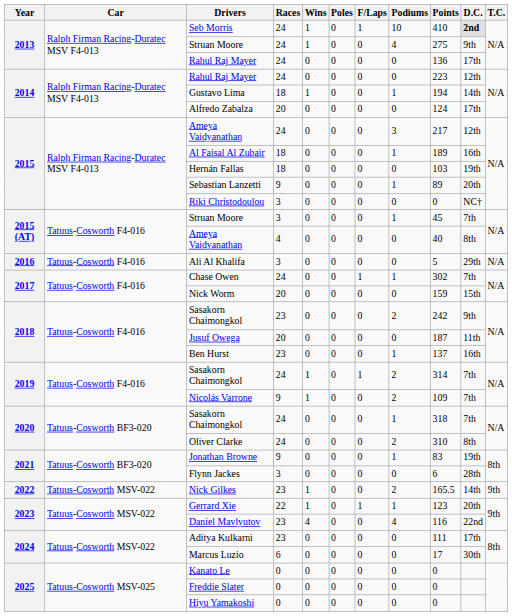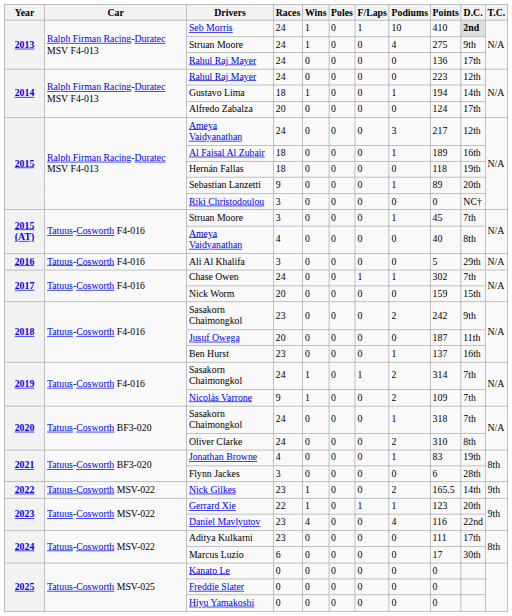(440, 169) 103 -> (440, 169) 118
(278, 457) 9 -> (278, 457) 4
